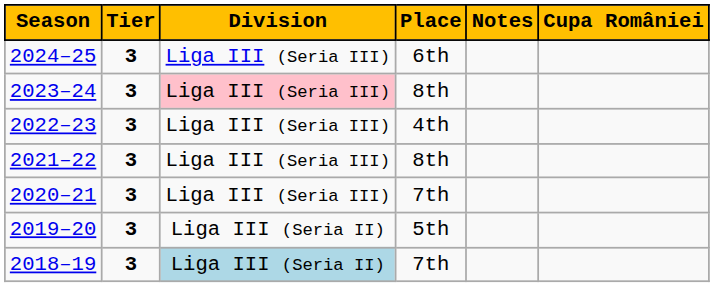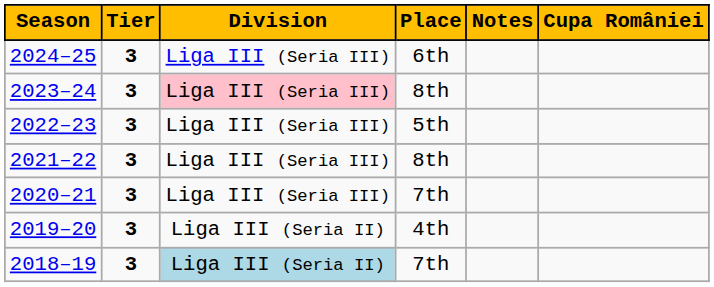(431, 126) 4th -> (431, 126) 5th
(431, 229) 5th -> (431, 229) 4th
